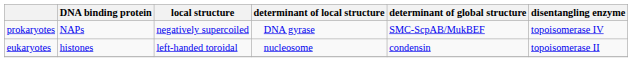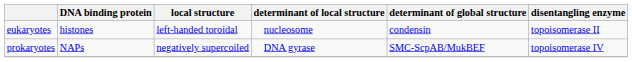rows swapped: (29, 47) <-> (31, 29)
